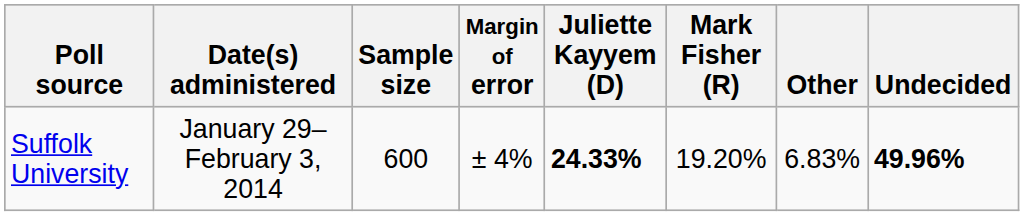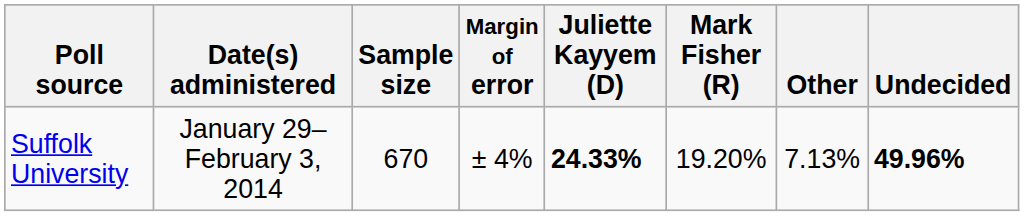(406, 158) 600 -> (406, 158) 670
(822, 158) 6.83% -> (822, 158) 7.13%
